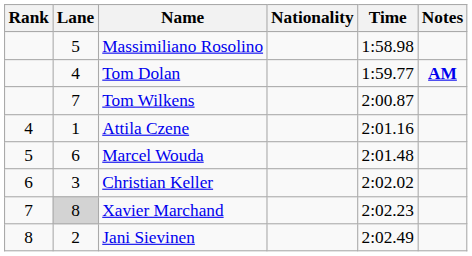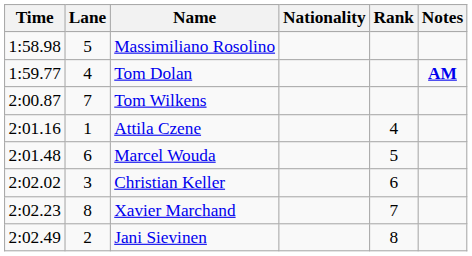columns swapped: (29, 18) <-> (388, 18)
(76, 210) lightgrey background -> (88, 210) no background
